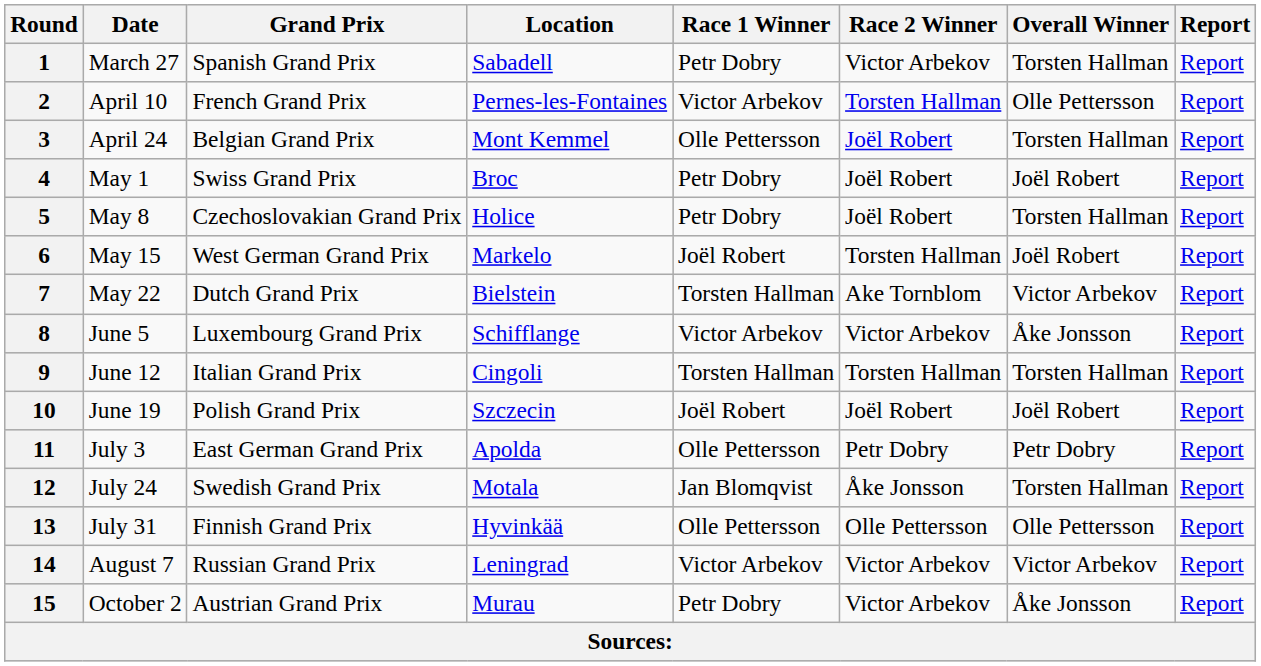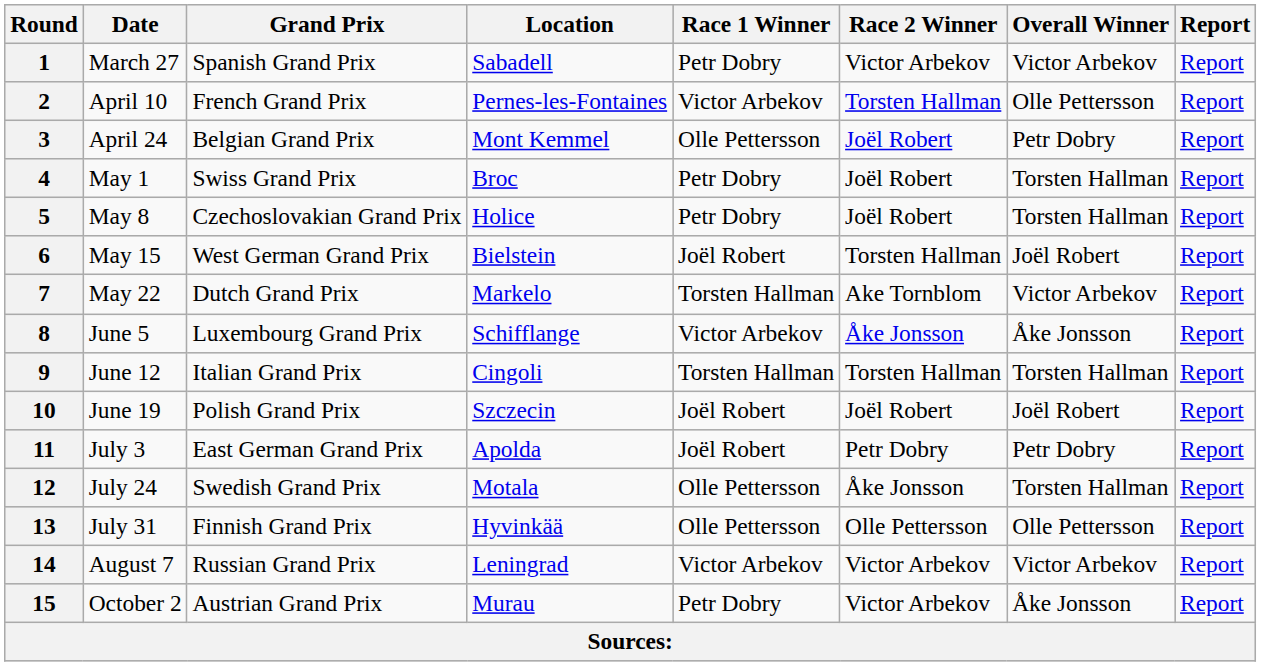(1090, 62) Torsten Hallman -> (1085, 62) Victor Arbekov
(1090, 139) Torsten Hallman -> (1064, 139) Petr Dobry
(1066, 178) Joël Robert -> (1090, 178) Torsten Hallman
(512, 255) Markelo -> (514, 255) Bielstein
(514, 294) Bielstein -> (512, 294) Markelo
(917, 332) Victor Arbekov -> (905, 332) Åke Jonsson
(749, 448) Olle Pettersson -> (732, 448) Joël Robert
(745, 487) Jan Blomqvist -> (749, 487) Olle Pettersson
